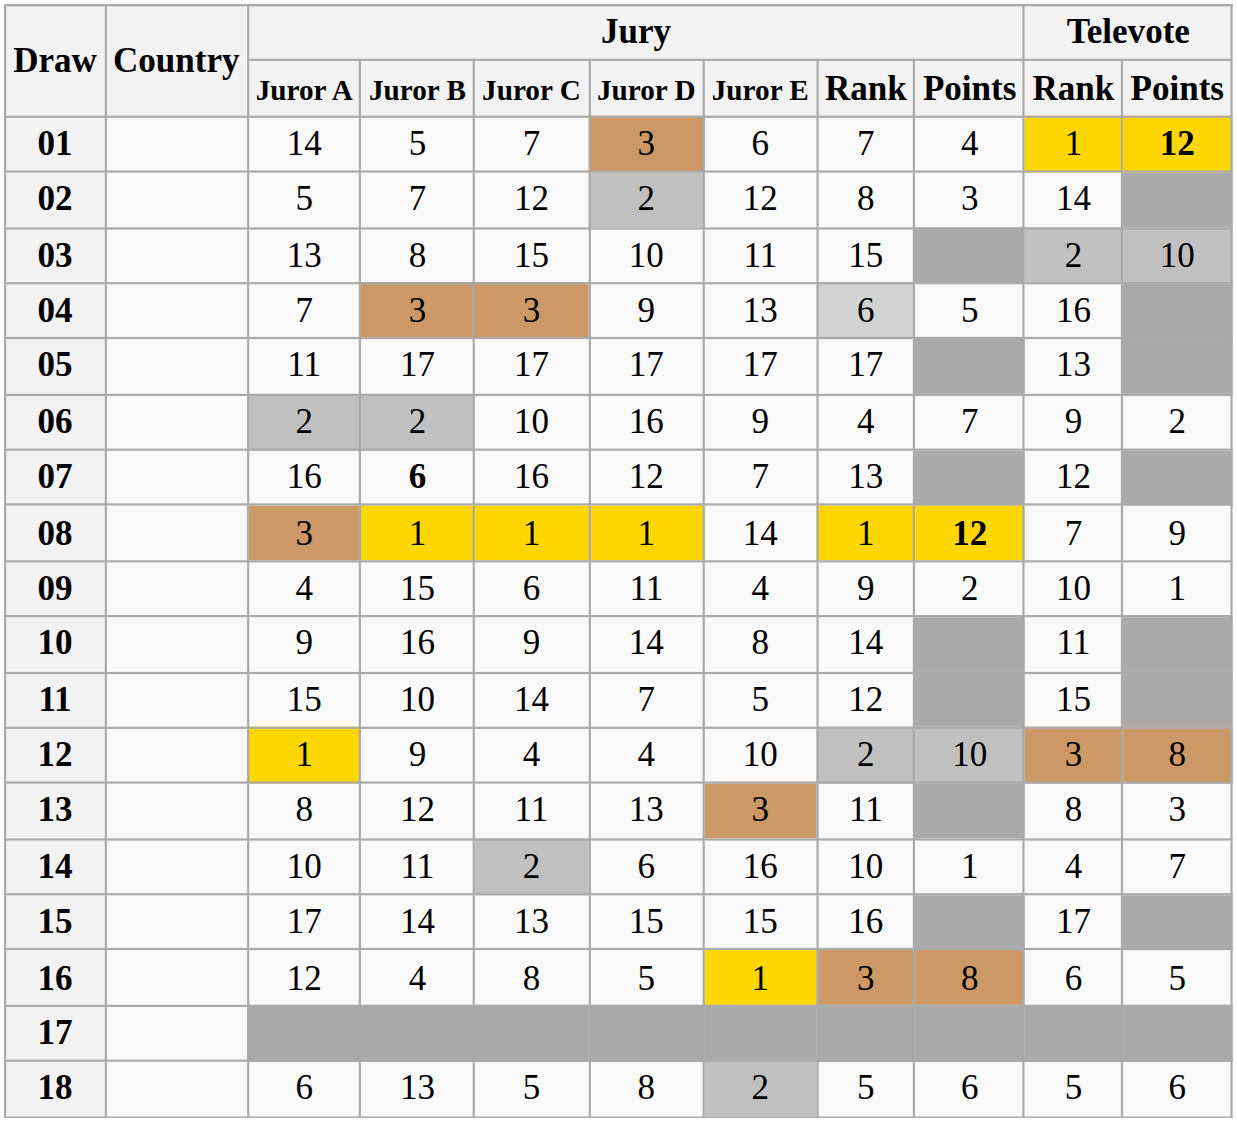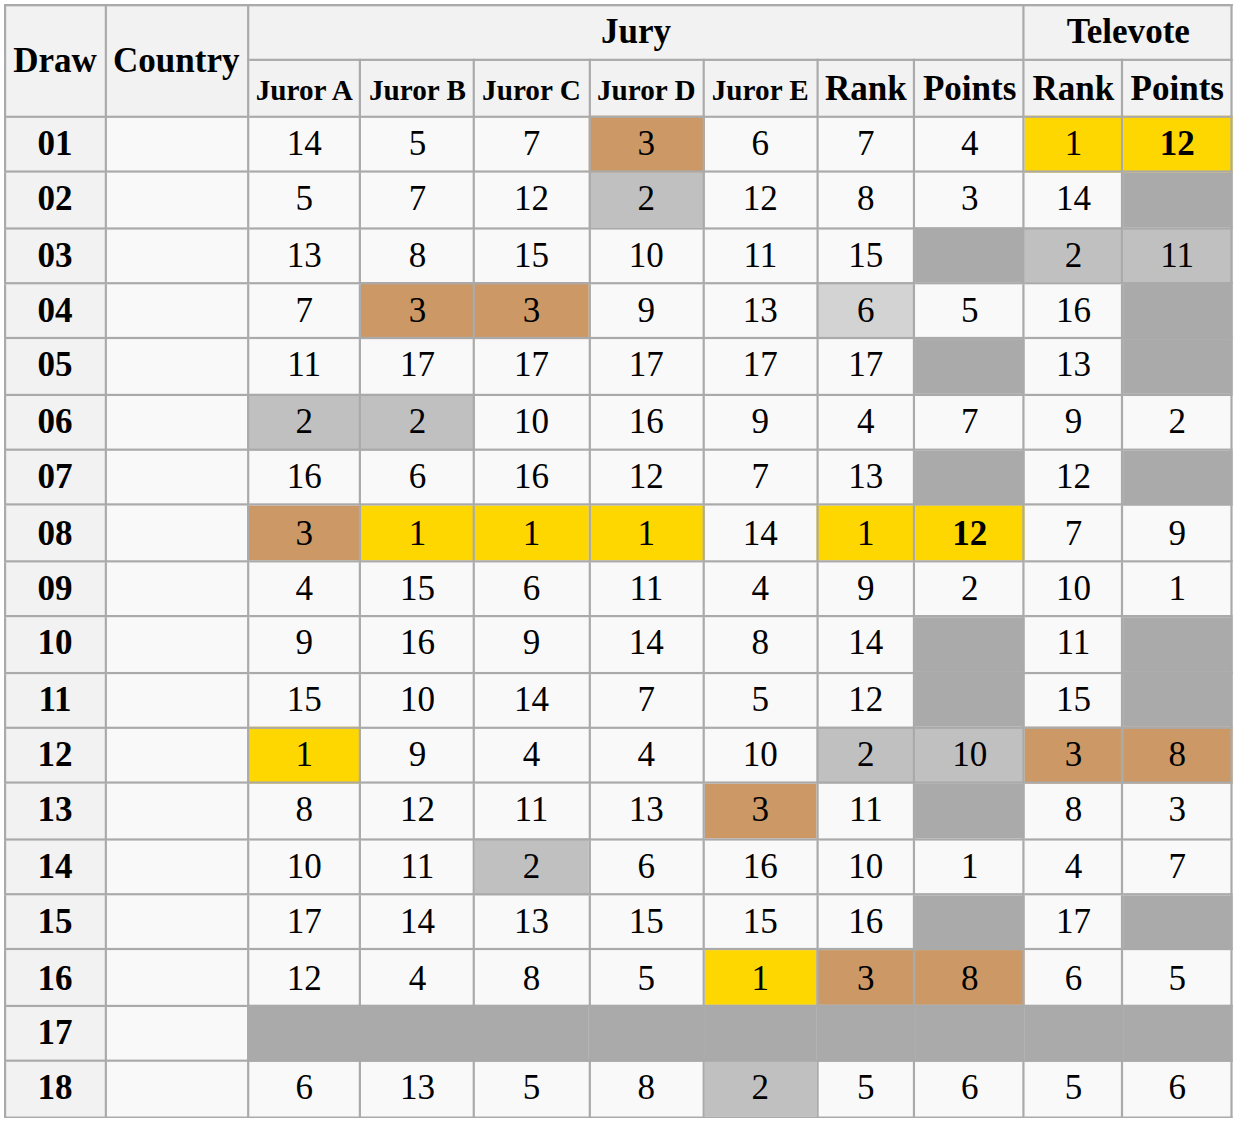(1177, 254) 10 -> (1177, 254) 11
(417, 476) bold -> (417, 476) normal
